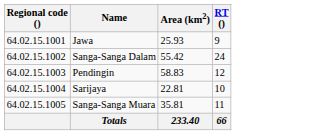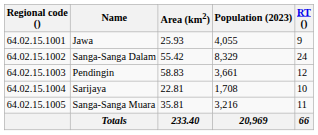+ column: (253, 18)
